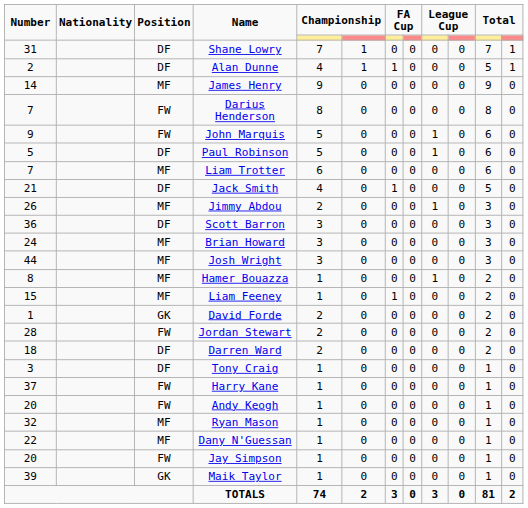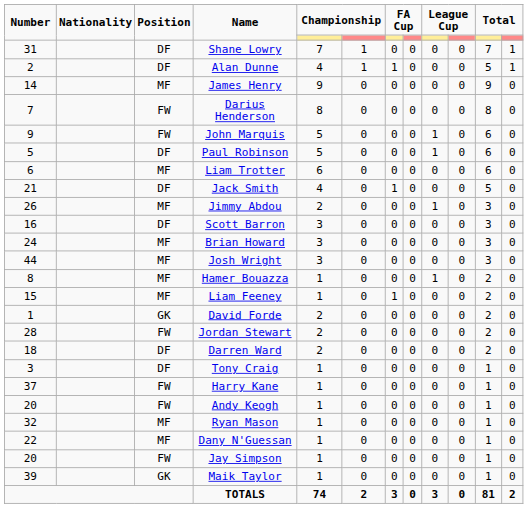(30, 170) 7 -> (30, 170) 6
(30, 224) 36 -> (30, 224) 16
